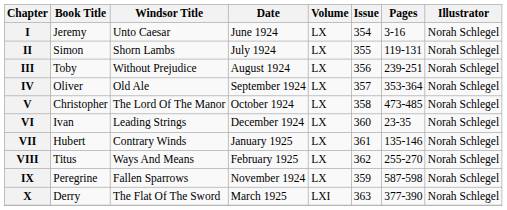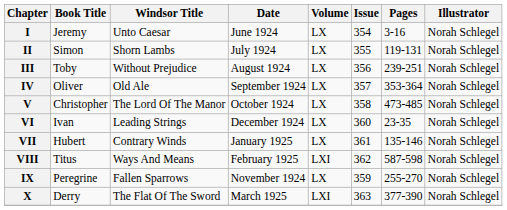(319, 159) LX -> (321, 159) LXI
(403, 159) 255-270 -> (403, 159) 587-598
(403, 178) 587-598 -> (403, 178) 255-270
